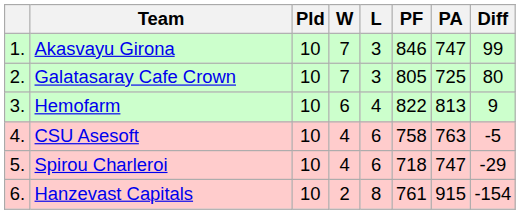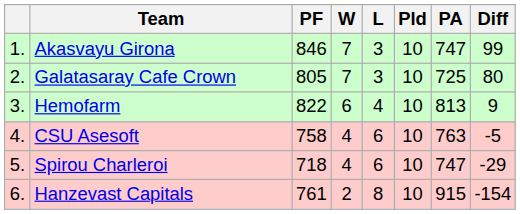columns swapped: (310, 19) <-> (411, 19)
